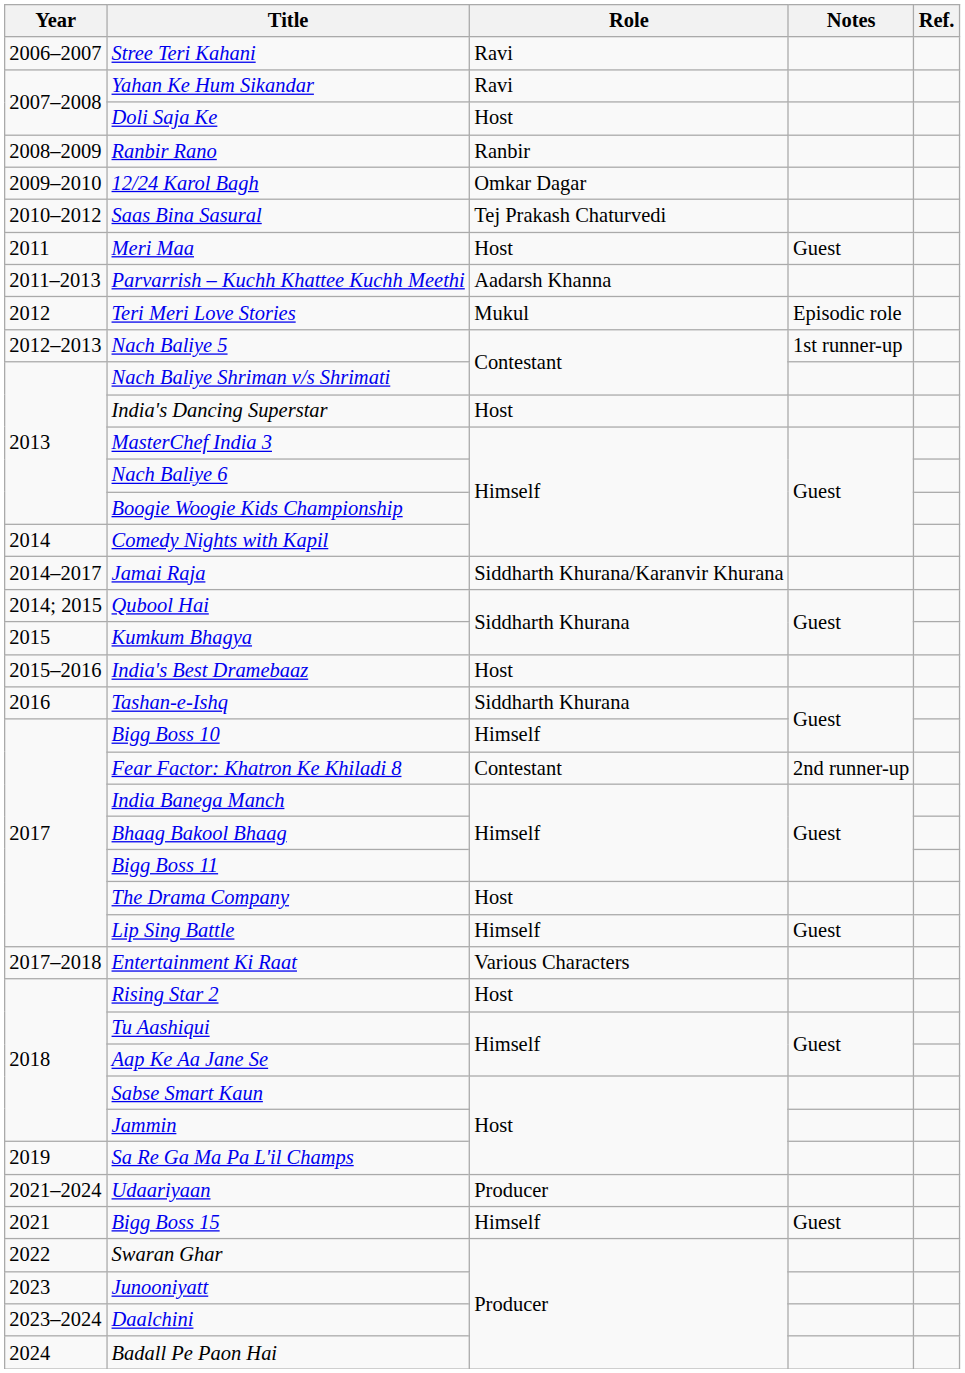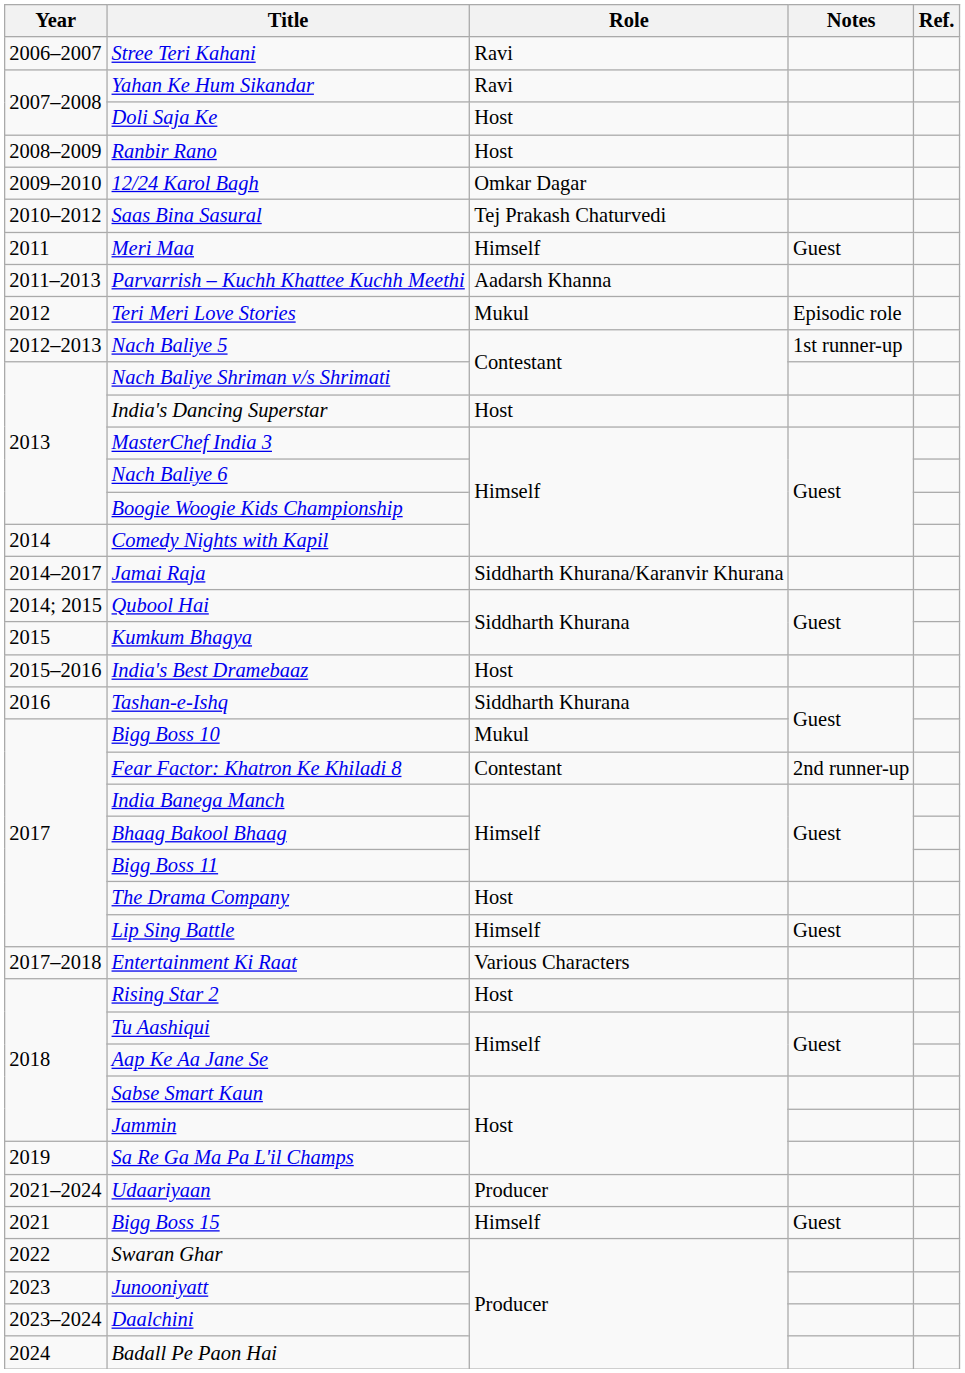(502, 150) Ranbir -> (494, 150) Host
(494, 248) Host -> (507, 248) Himself
(507, 735) Himself -> (502, 735) Mukul
